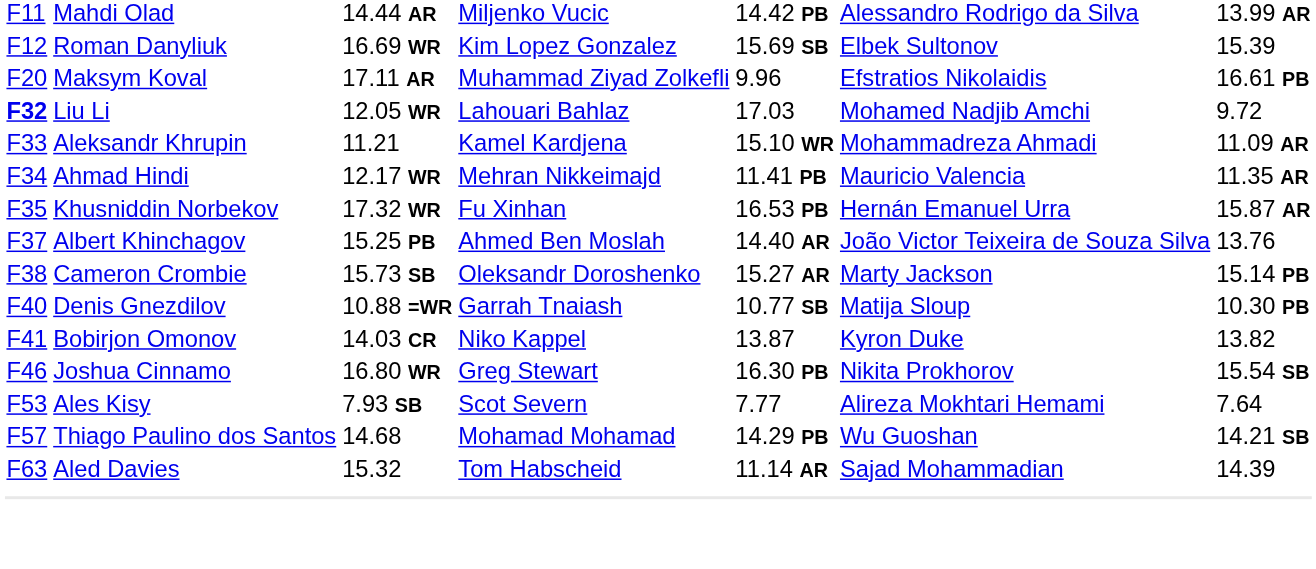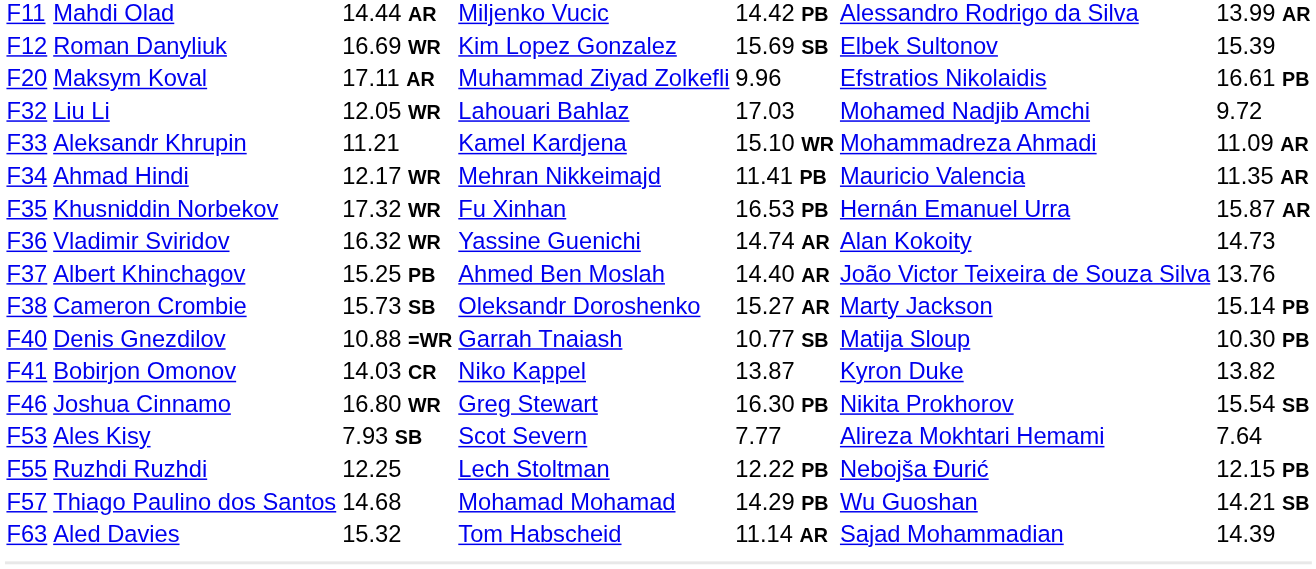(27, 111) bold -> (27, 111) normal
+ row: (141, 241)
+ row: (130, 469)
